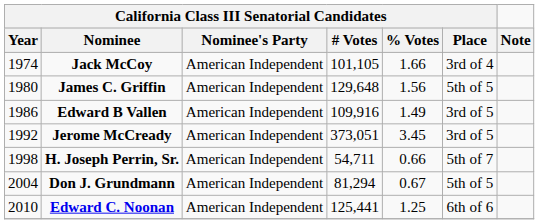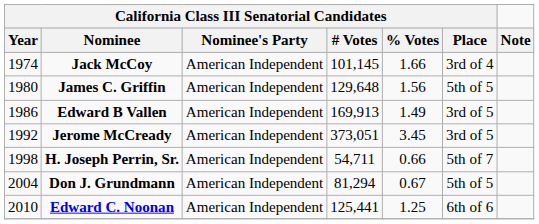(355, 64) 101,105 -> (355, 64) 101,145
(355, 111) 109,916 -> (355, 111) 169,913
